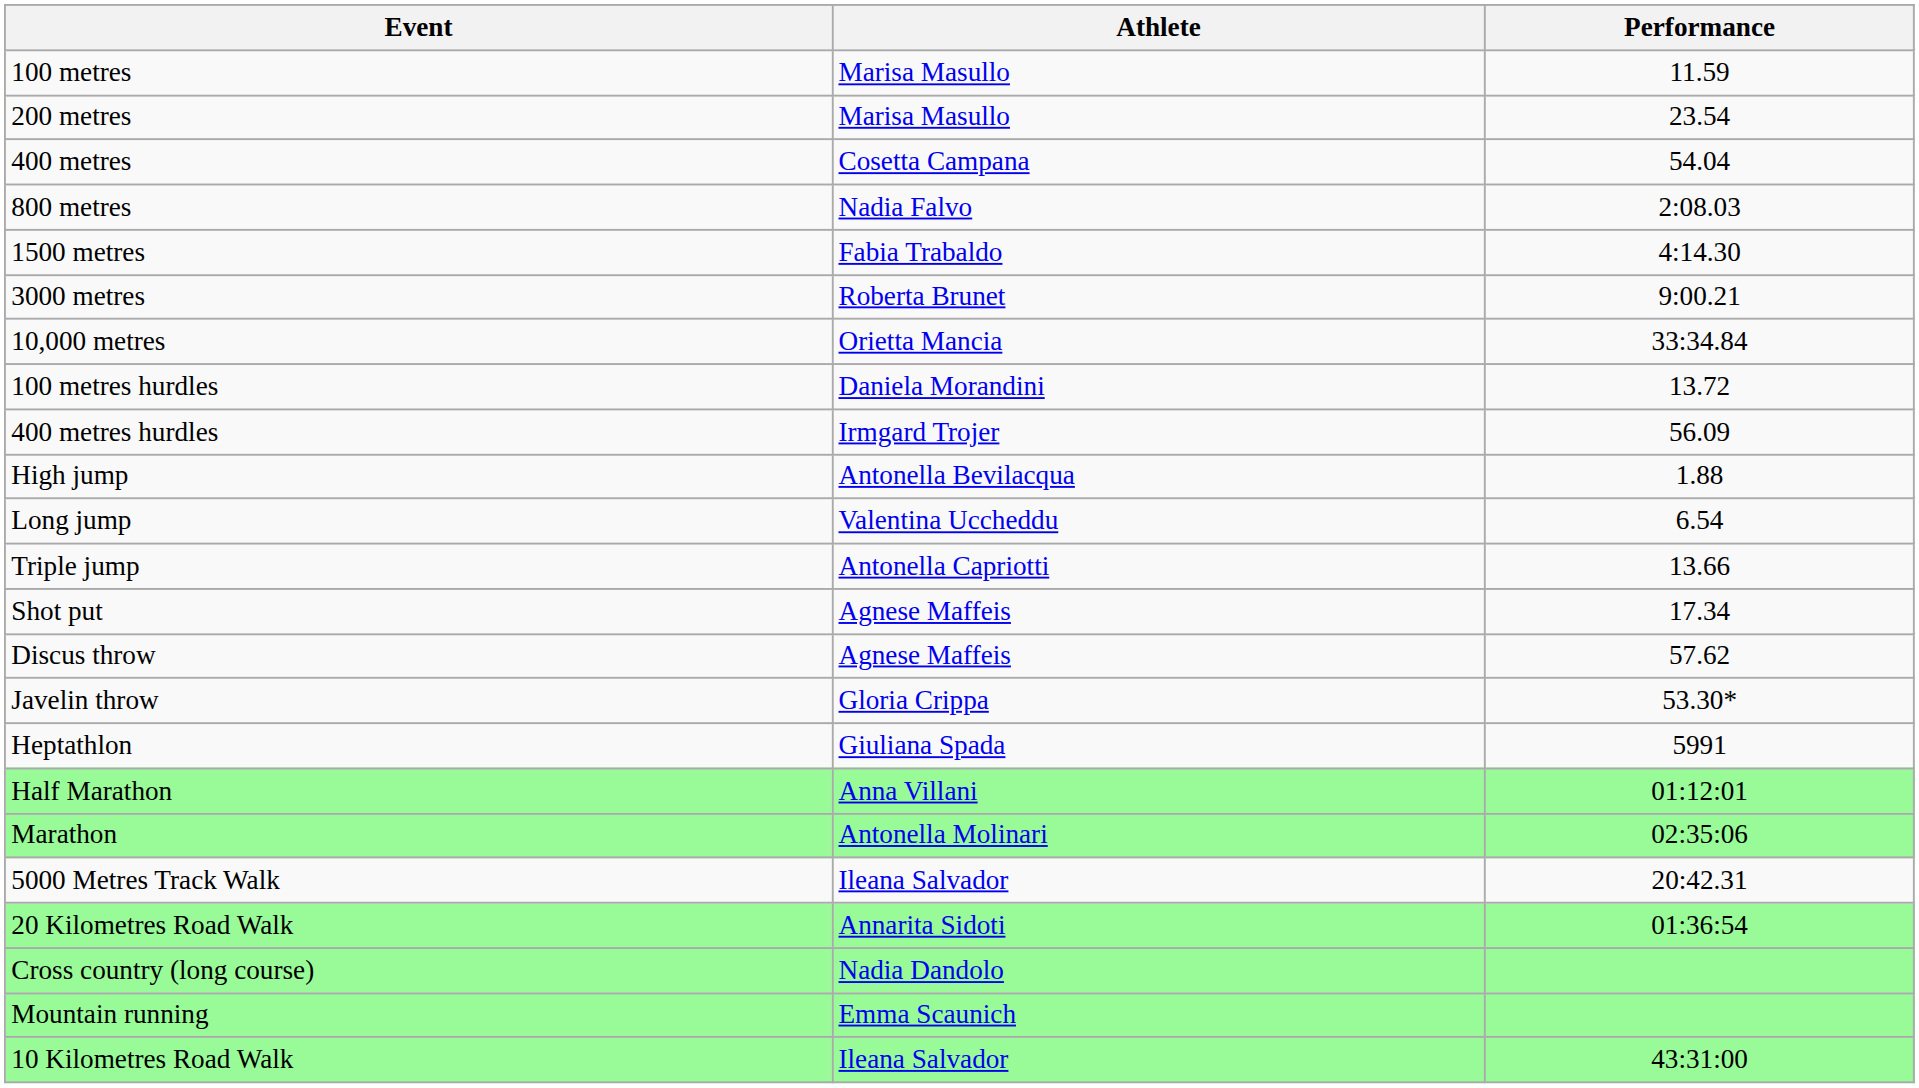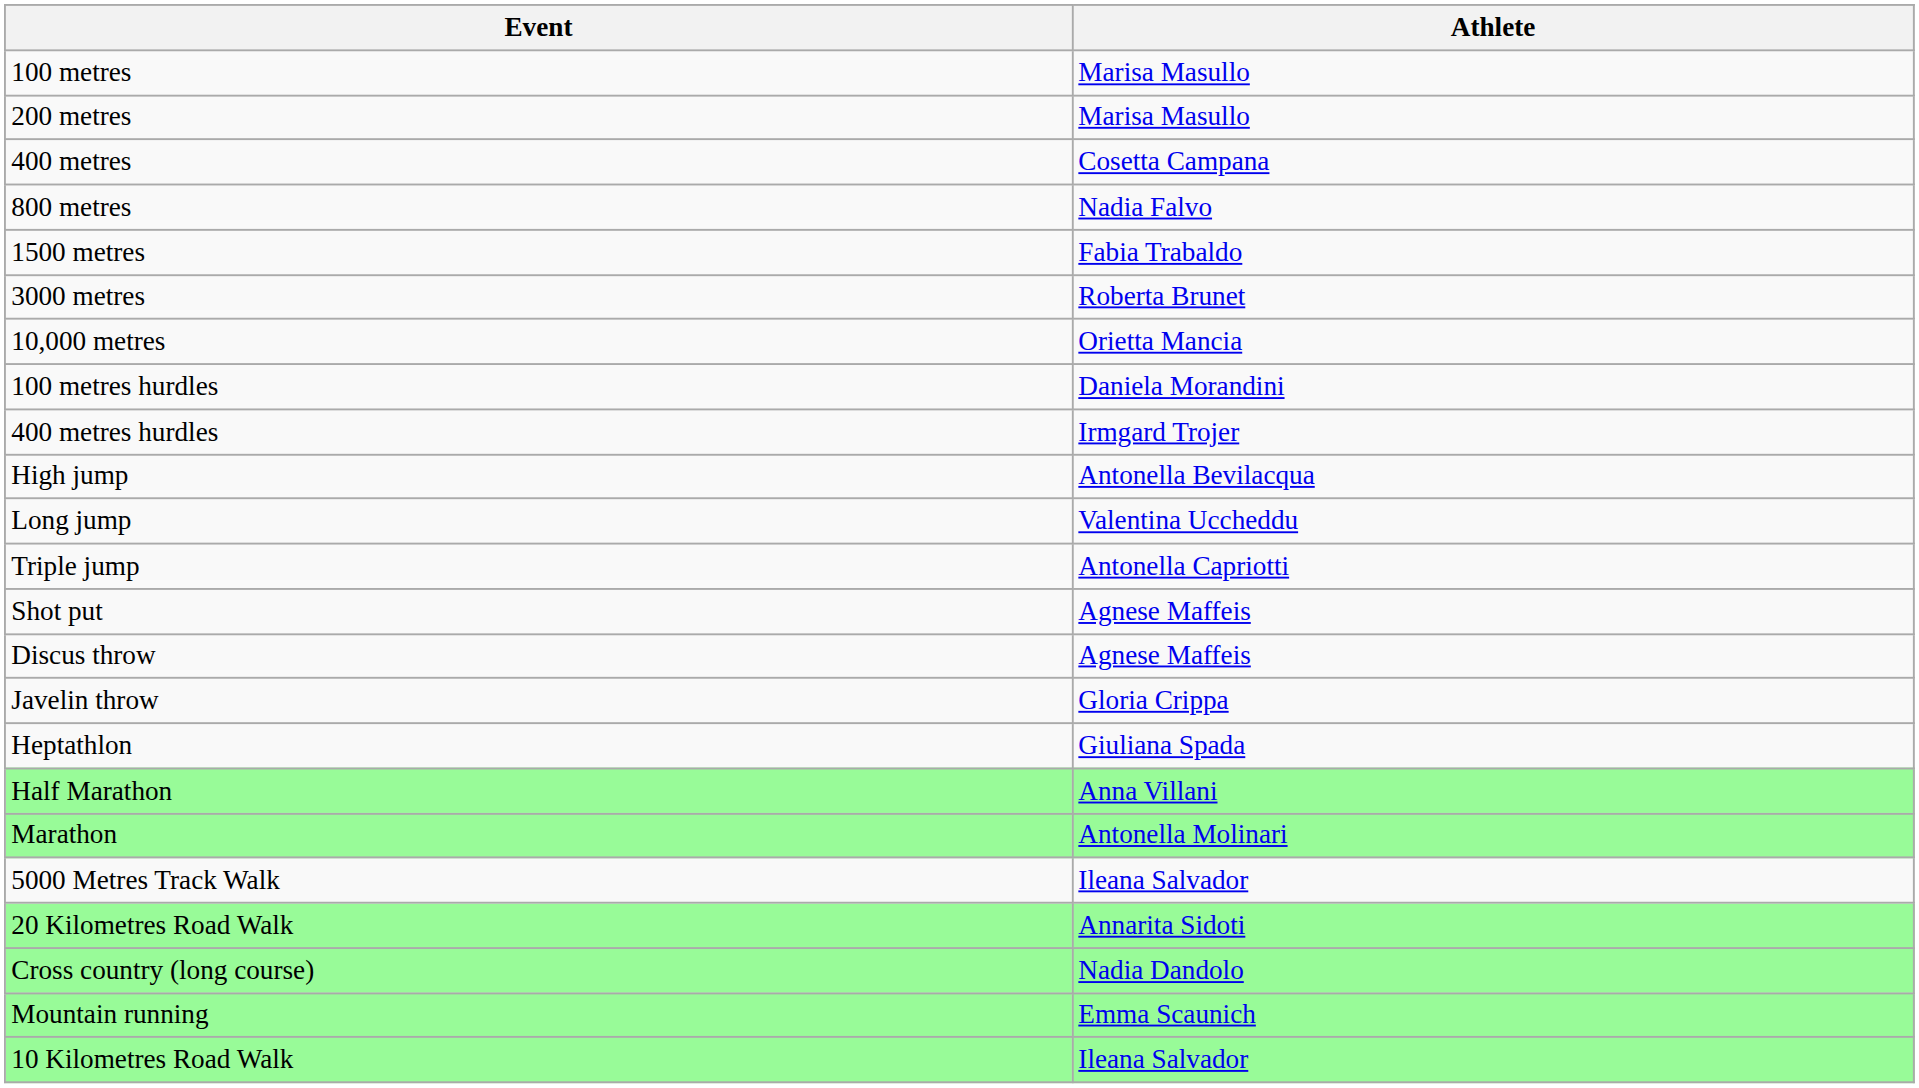- column: (1700, 27)
